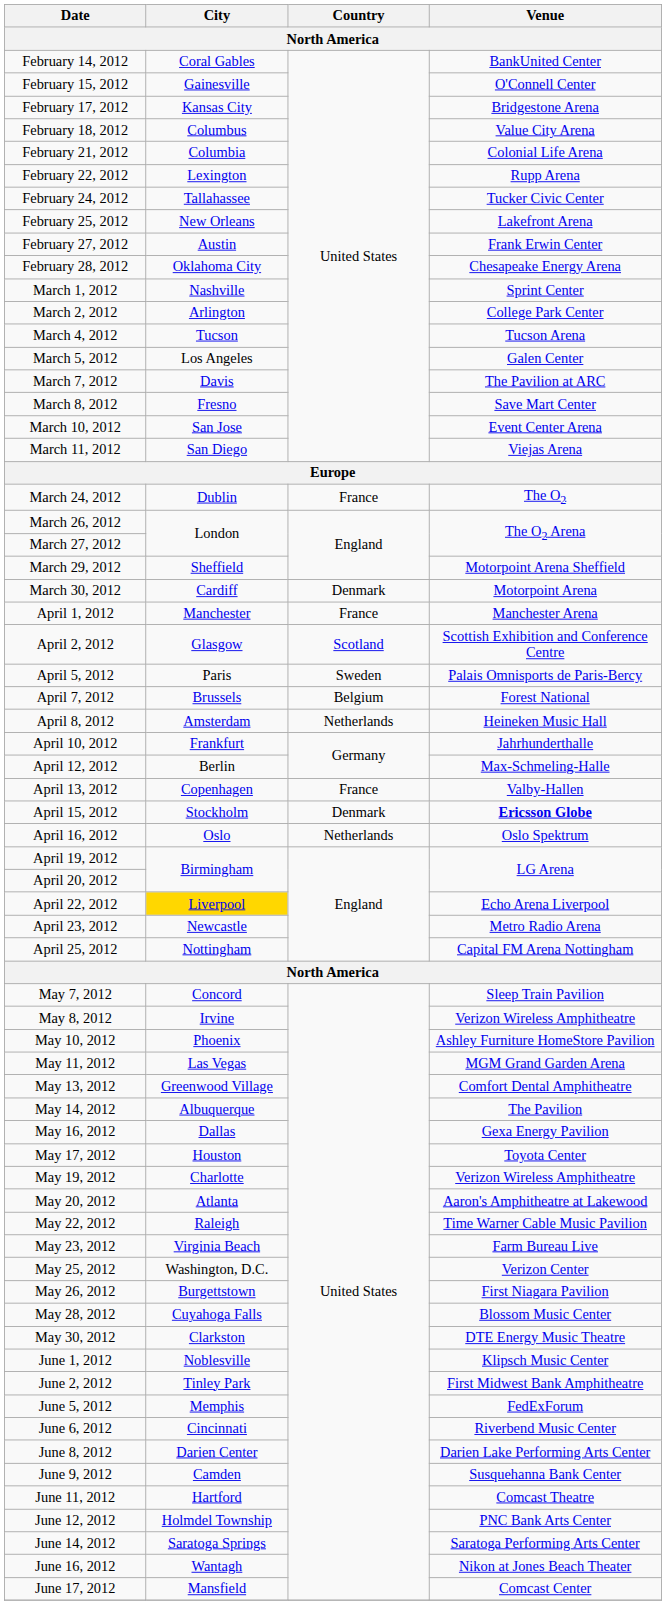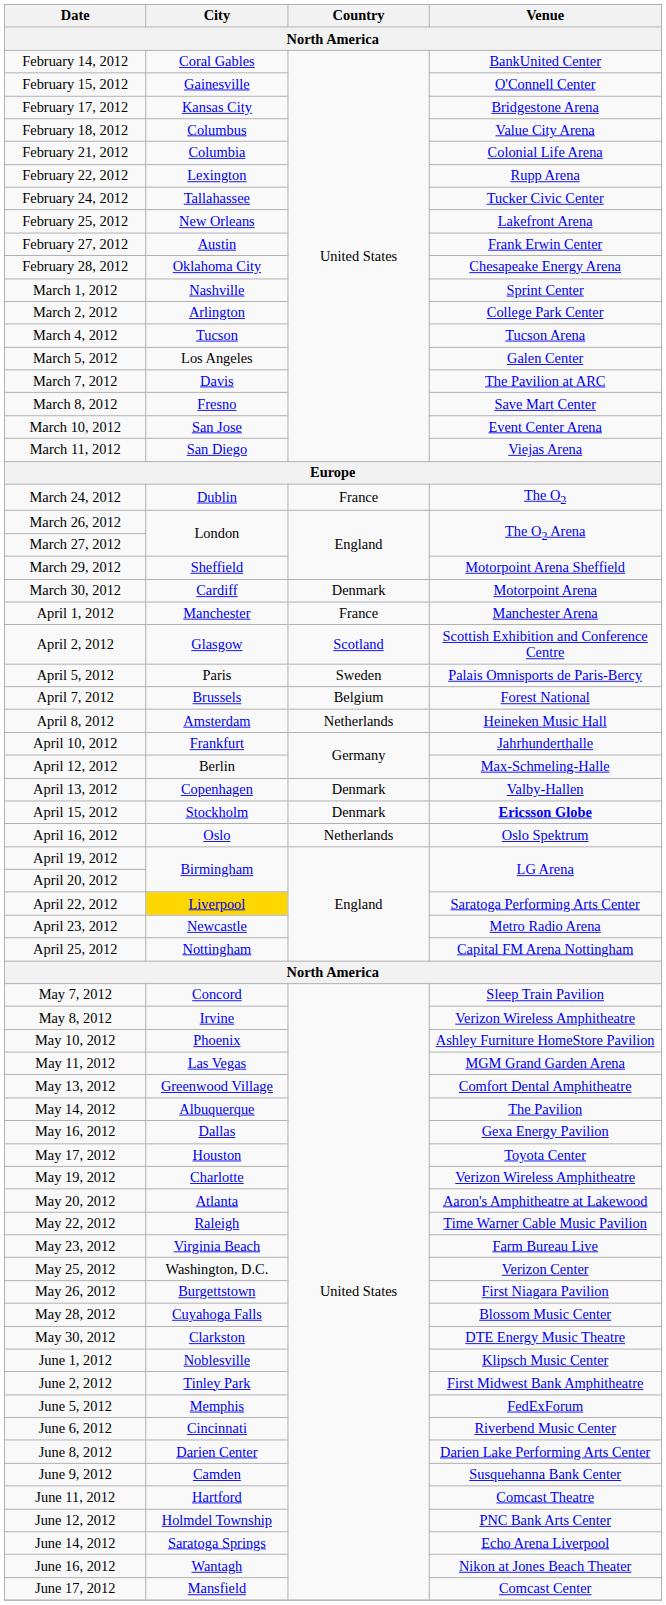(359, 789) France -> (359, 789) Denmark
(545, 903) Echo Arena Liverpool -> (545, 903) Saratoga Performing Arts Center
(545, 1543) Saratoga Performing Arts Center -> (545, 1543) Echo Arena Liverpool
